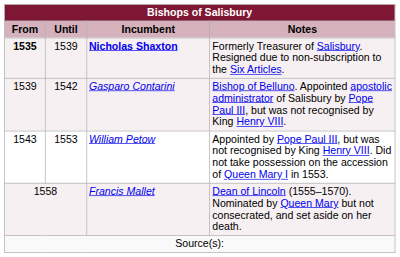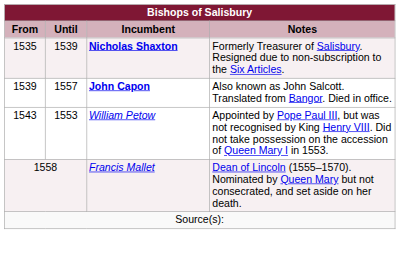(25, 46) bold -> (25, 46) normal
+ row: (119, 86)
- row: (132, 86)
